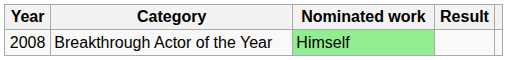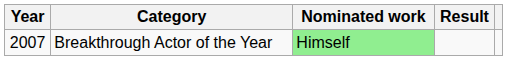(28, 42) 2008 -> (28, 42) 2007
